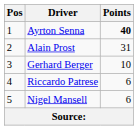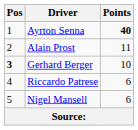(126, 47) 31 -> (126, 47) 11
(9, 65) normal -> (9, 65) bold
